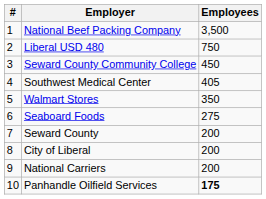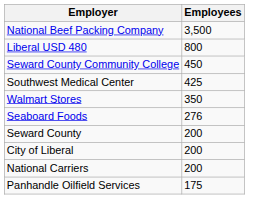- column: (13, 13)
(210, 47) 750 -> (193, 47) 800
(210, 82) 405 -> (193, 82) 425
(210, 116) 275 -> (193, 116) 276
(210, 185) bold -> (193, 185) normal
